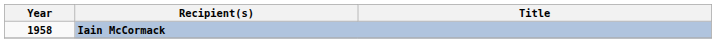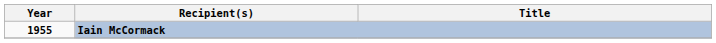(40, 30) 1958 -> (40, 30) 1955
